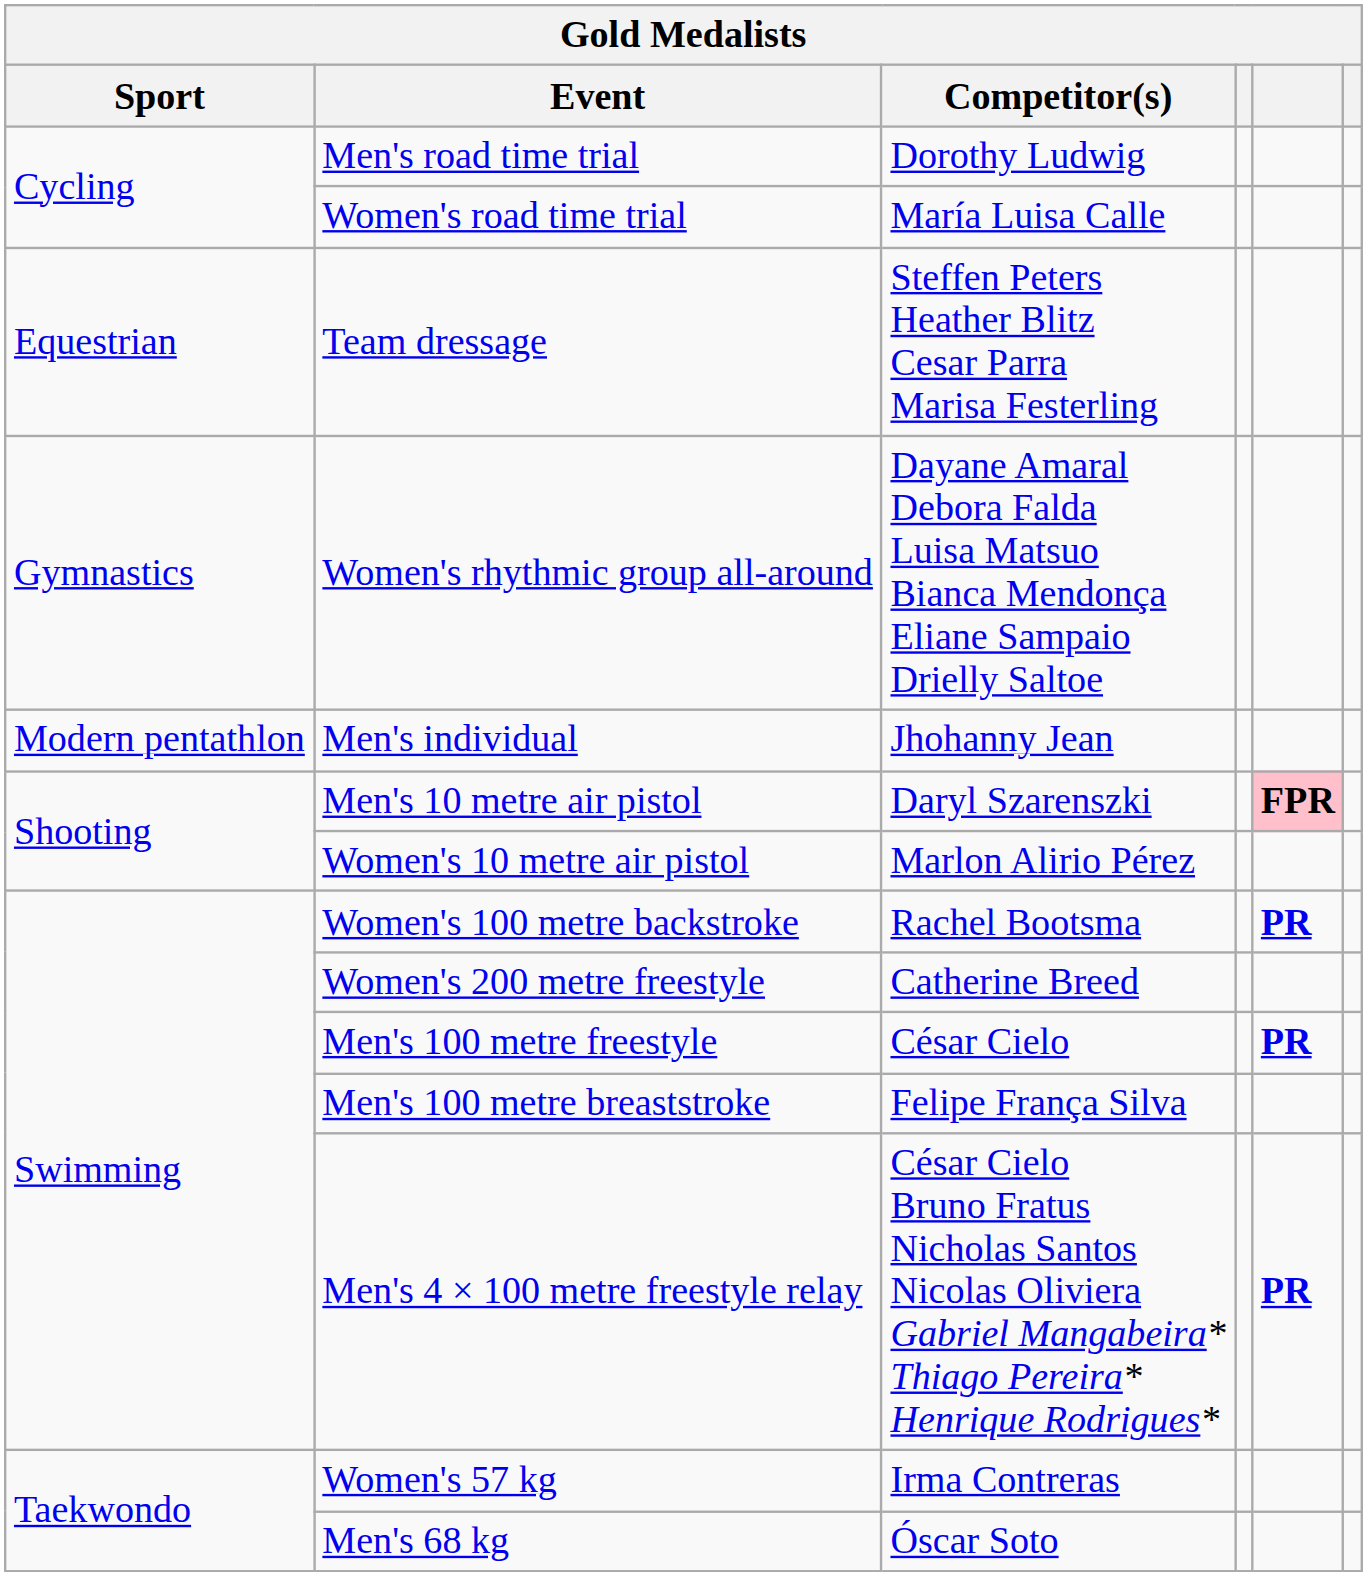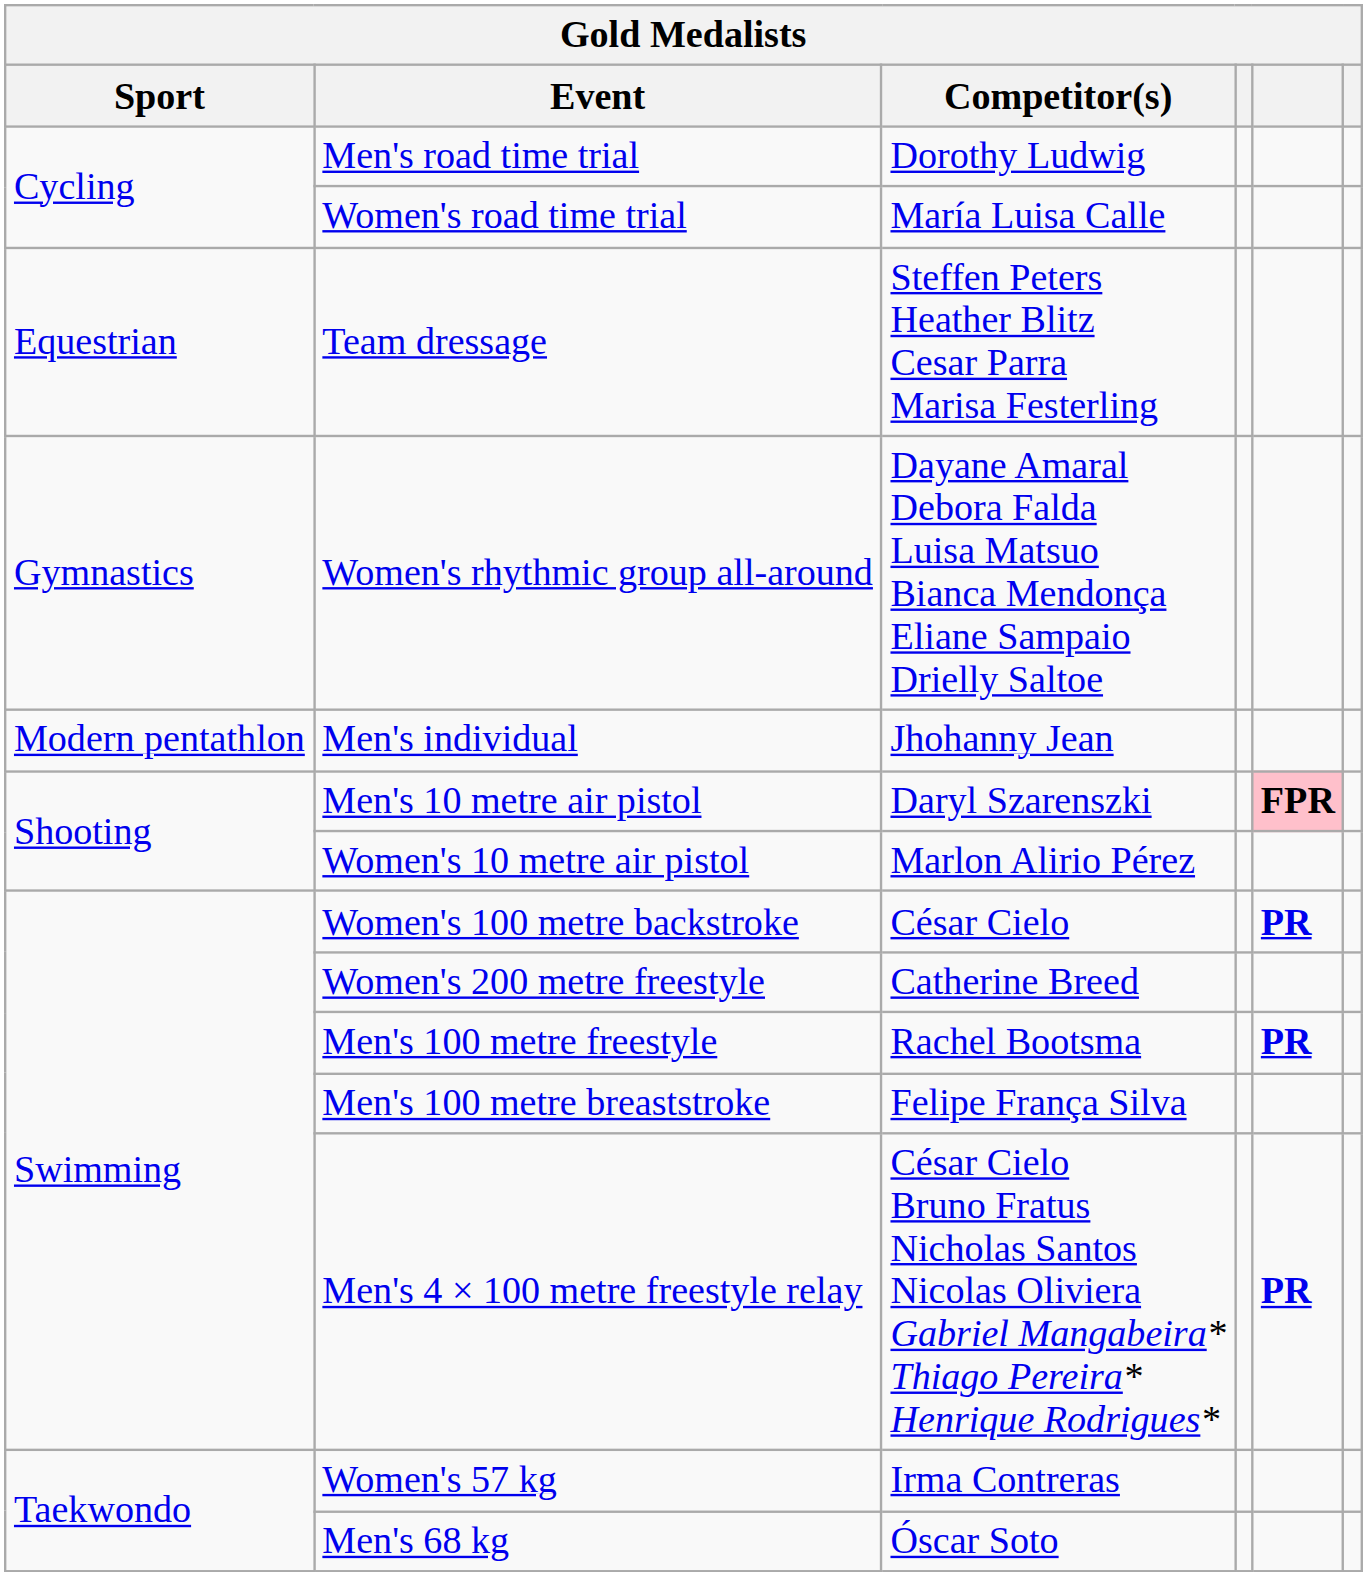(1016, 920) Rachel Bootsma -> (980, 920) César Cielo
(980, 1041) César Cielo -> (1016, 1041) Rachel Bootsma
